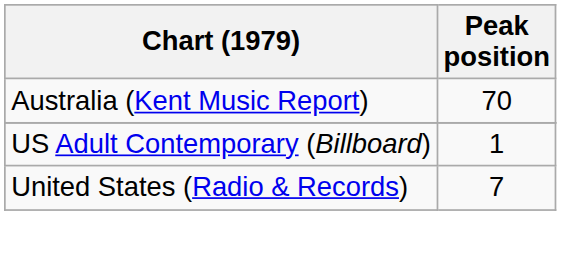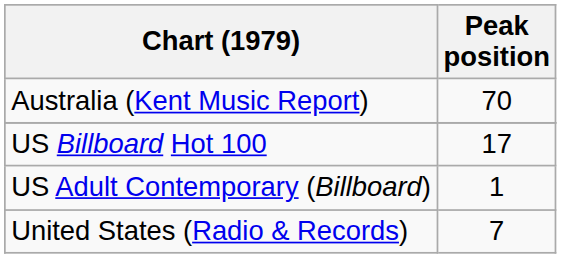+ row: (139, 143)
